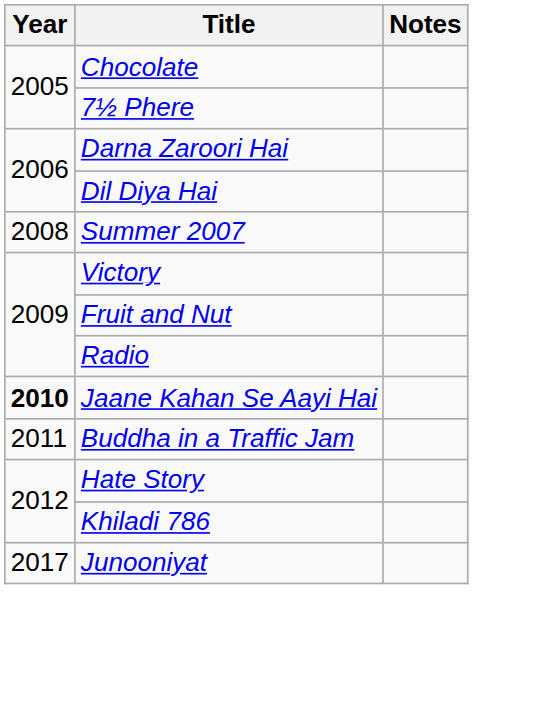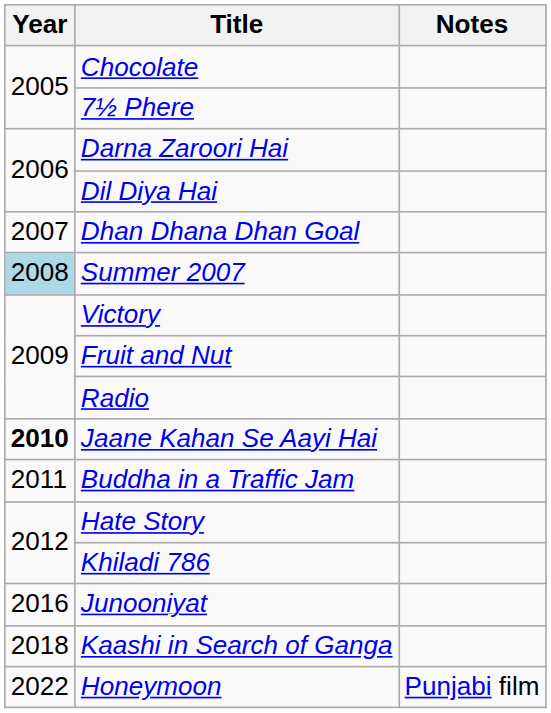+ row: (220, 231)
(40, 231) no background -> (40, 273) lightblue background
(40, 562) 2017 -> (40, 604) 2016
+ row: (237, 645)
+ row: (151, 686)
